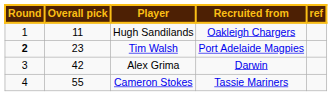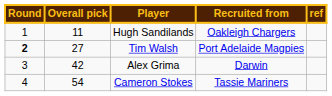(78, 49) 23 -> (78, 49) 27
(78, 82) 55 -> (78, 82) 54
